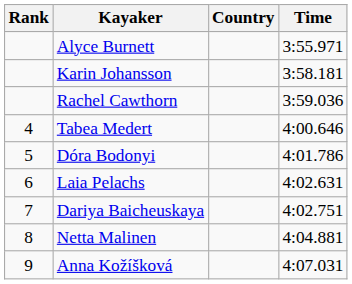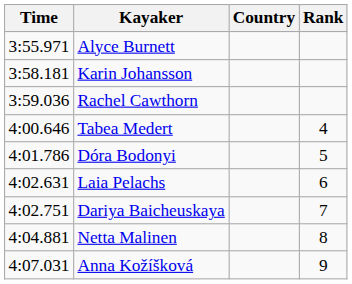columns swapped: (29, 18) <-> (313, 18)
